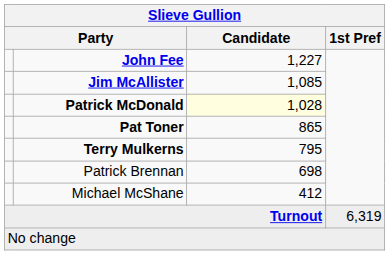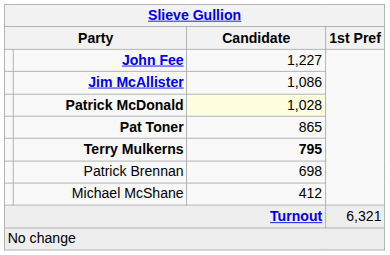(305, 82) 1,085 -> (305, 82) 1,086
(310, 149) normal -> (310, 149) bold
(364, 216) 6,319 -> (364, 216) 6,321
